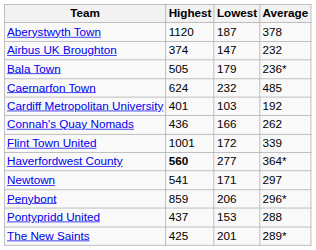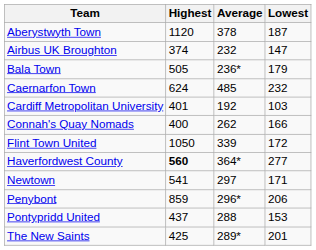columns swapped: (237, 13) <-> (285, 13)
(178, 124) 436 -> (178, 124) 400
(182, 143) 1001 -> (182, 143) 1050
